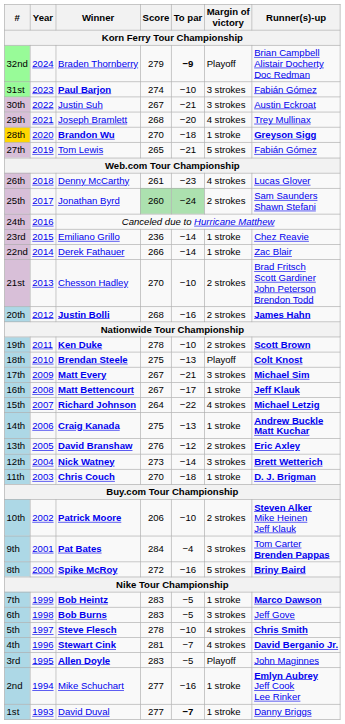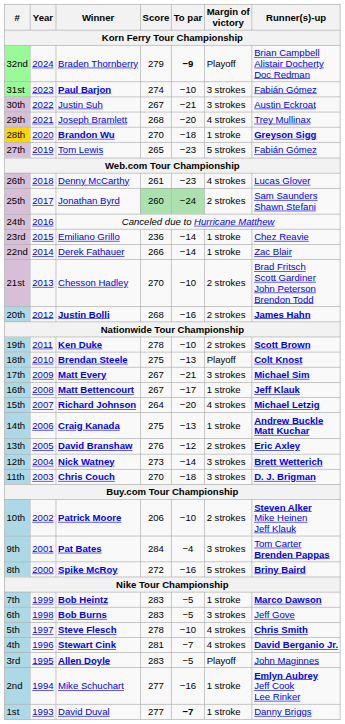(188, 150) −21 -> (188, 150) −23
(188, 405) −22 -> (188, 405) −20
(224, 477) 1 stroke -> (226, 477) 3 strokes
